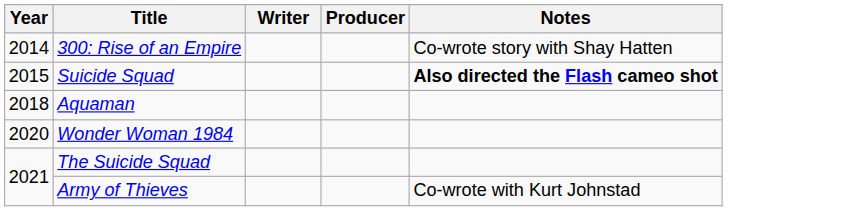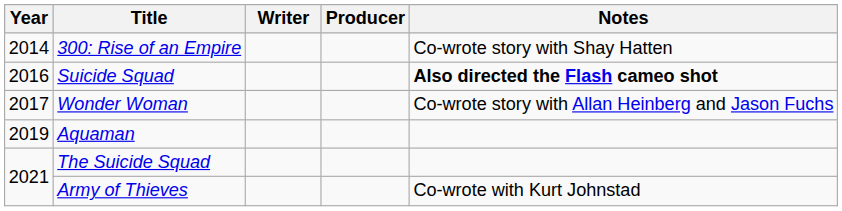(29, 76) 2015 -> (29, 76) 2016
+ row: (123, 104)
(29, 104) 2018 -> (29, 133) 2019
- row: (145, 133)
